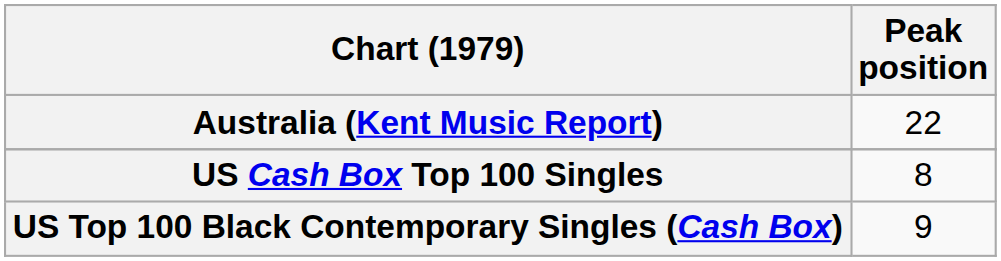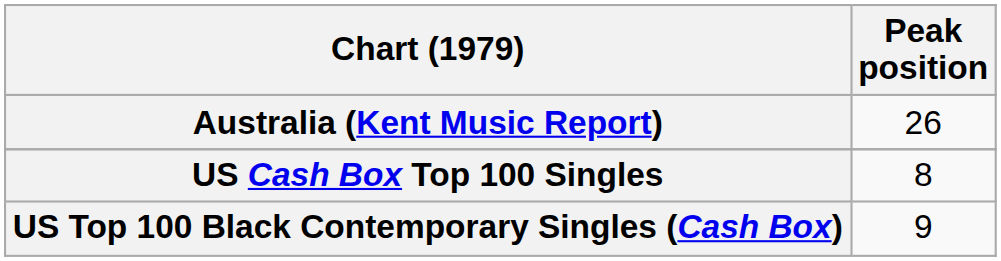(923, 121) 22 -> (923, 121) 26
